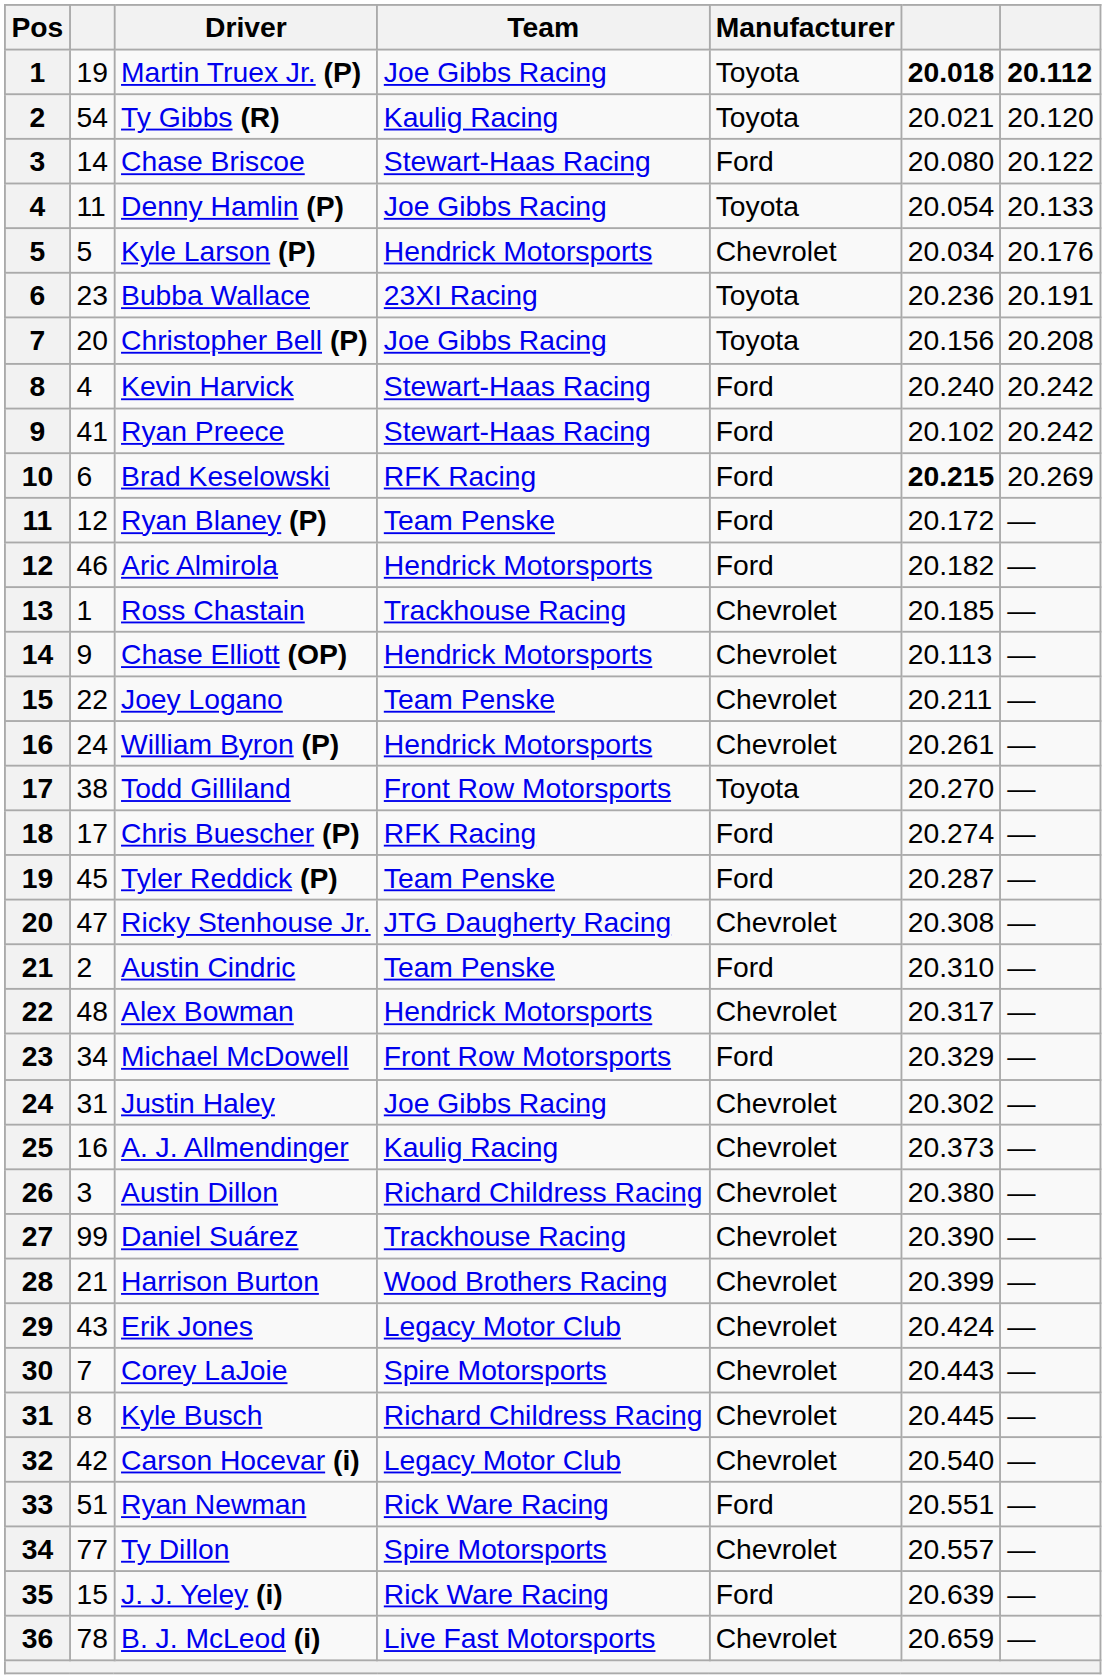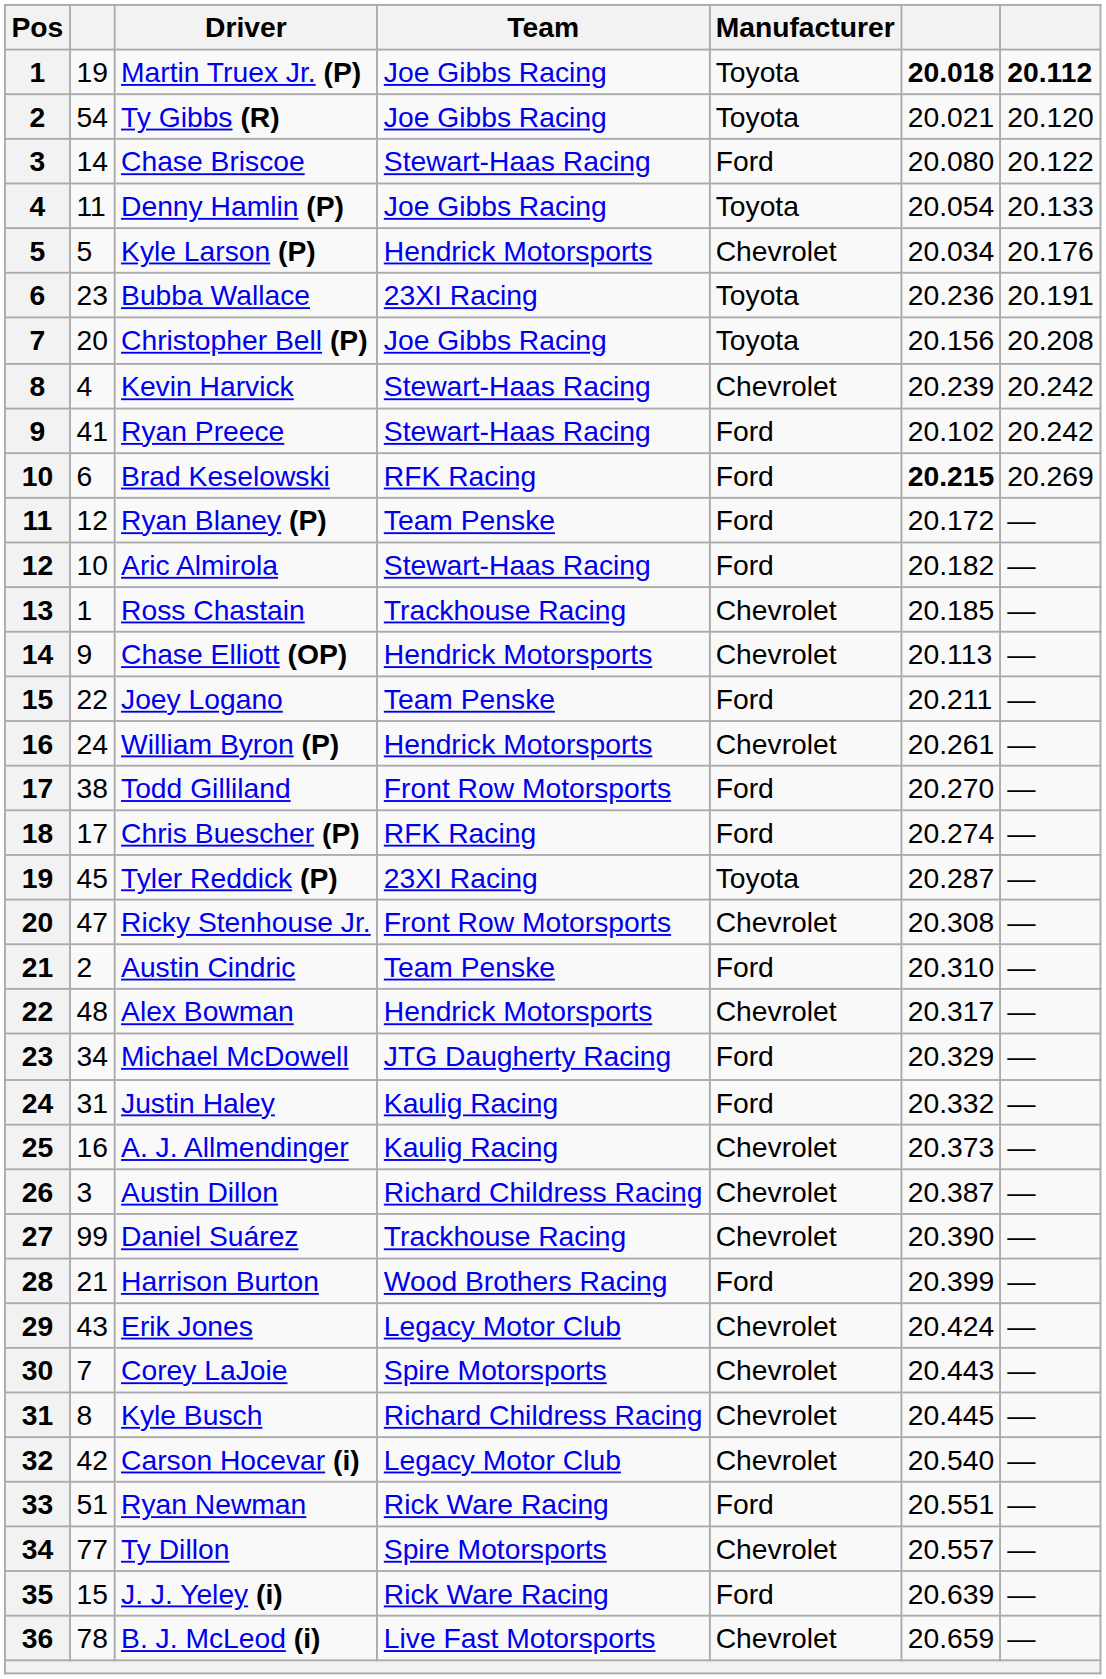(471, 117) Kaulig Racing -> (495, 117) Joe Gibbs Racing
(745, 386) Ford -> (776, 386) Chevrolet
(951, 386) 20.240 -> (951, 386) 20.239
(92, 565) 46 -> (92, 565) 10
(518, 565) Hendrick Motorsports -> (517, 565) Stewart-Haas Racing
(776, 699) Chevrolet -> (745, 699) Ford
(757, 788) Toyota -> (745, 788) Ford
(469, 878) Team Penske -> (461, 878) 23XI Racing
(745, 878) Ford -> (757, 878) Toyota
(527, 923) JTG Daugherty Racing -> (527, 923) Front Row Motorsports
(527, 1057) Front Row Motorsports -> (527, 1057) JTG Daugherty Racing
(495, 1102) Joe Gibbs Racing -> (471, 1102) Kaulig Racing
(776, 1102) Chevrolet -> (745, 1102) Ford
(951, 1102) 20.302 -> (951, 1102) 20.332
(951, 1191) 20.380 -> (951, 1191) 20.387
(776, 1281) Chevrolet -> (745, 1281) Ford
